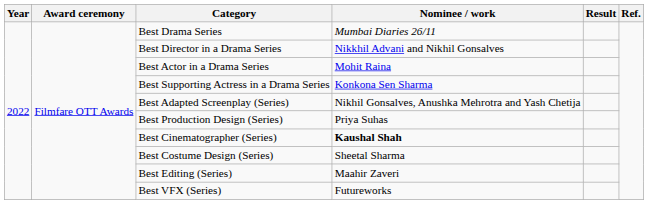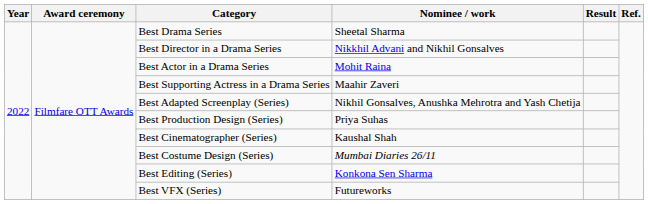(385, 31) Mumbai Diaries 26/11 -> (370, 31) Sheetal Sharma
(384, 84) Konkona Sen Sharma -> (367, 84) Maahir Zaveri
(368, 137) bold -> (366, 137) normal
(370, 155) Sheetal Sharma -> (385, 155) Mumbai Diaries 26/11
(367, 173) Maahir Zaveri -> (384, 173) Konkona Sen Sharma
